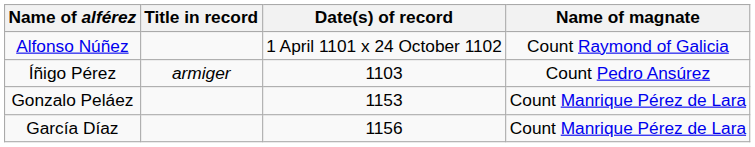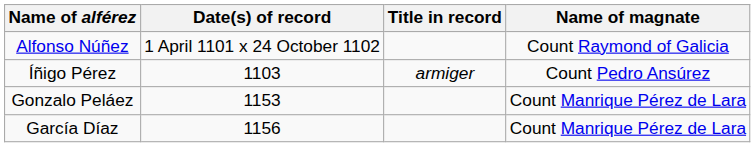columns swapped: (384, 18) <-> (201, 18)
